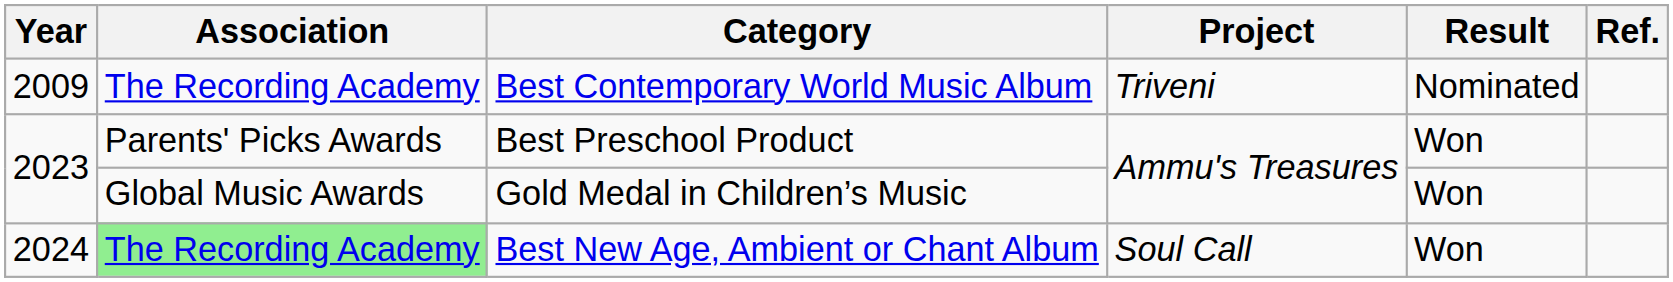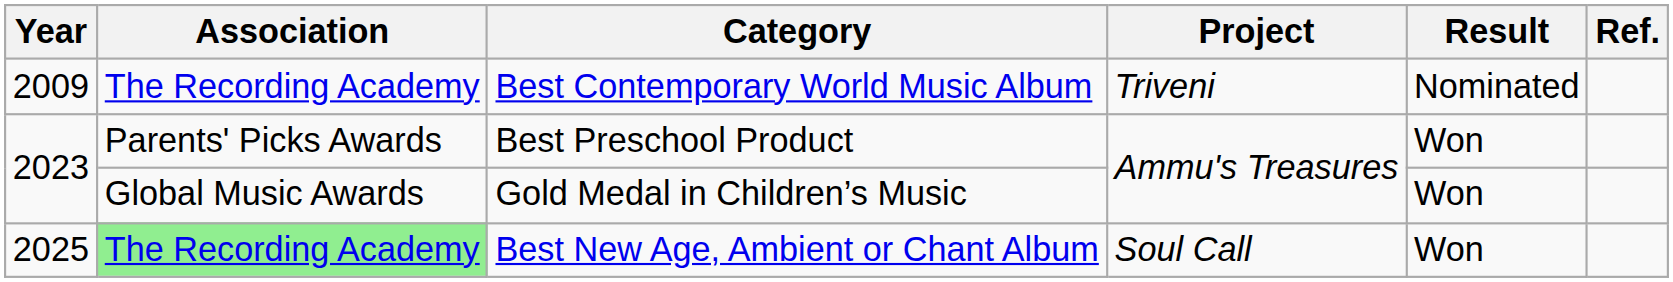(51, 248) 2024 -> (51, 248) 2025
